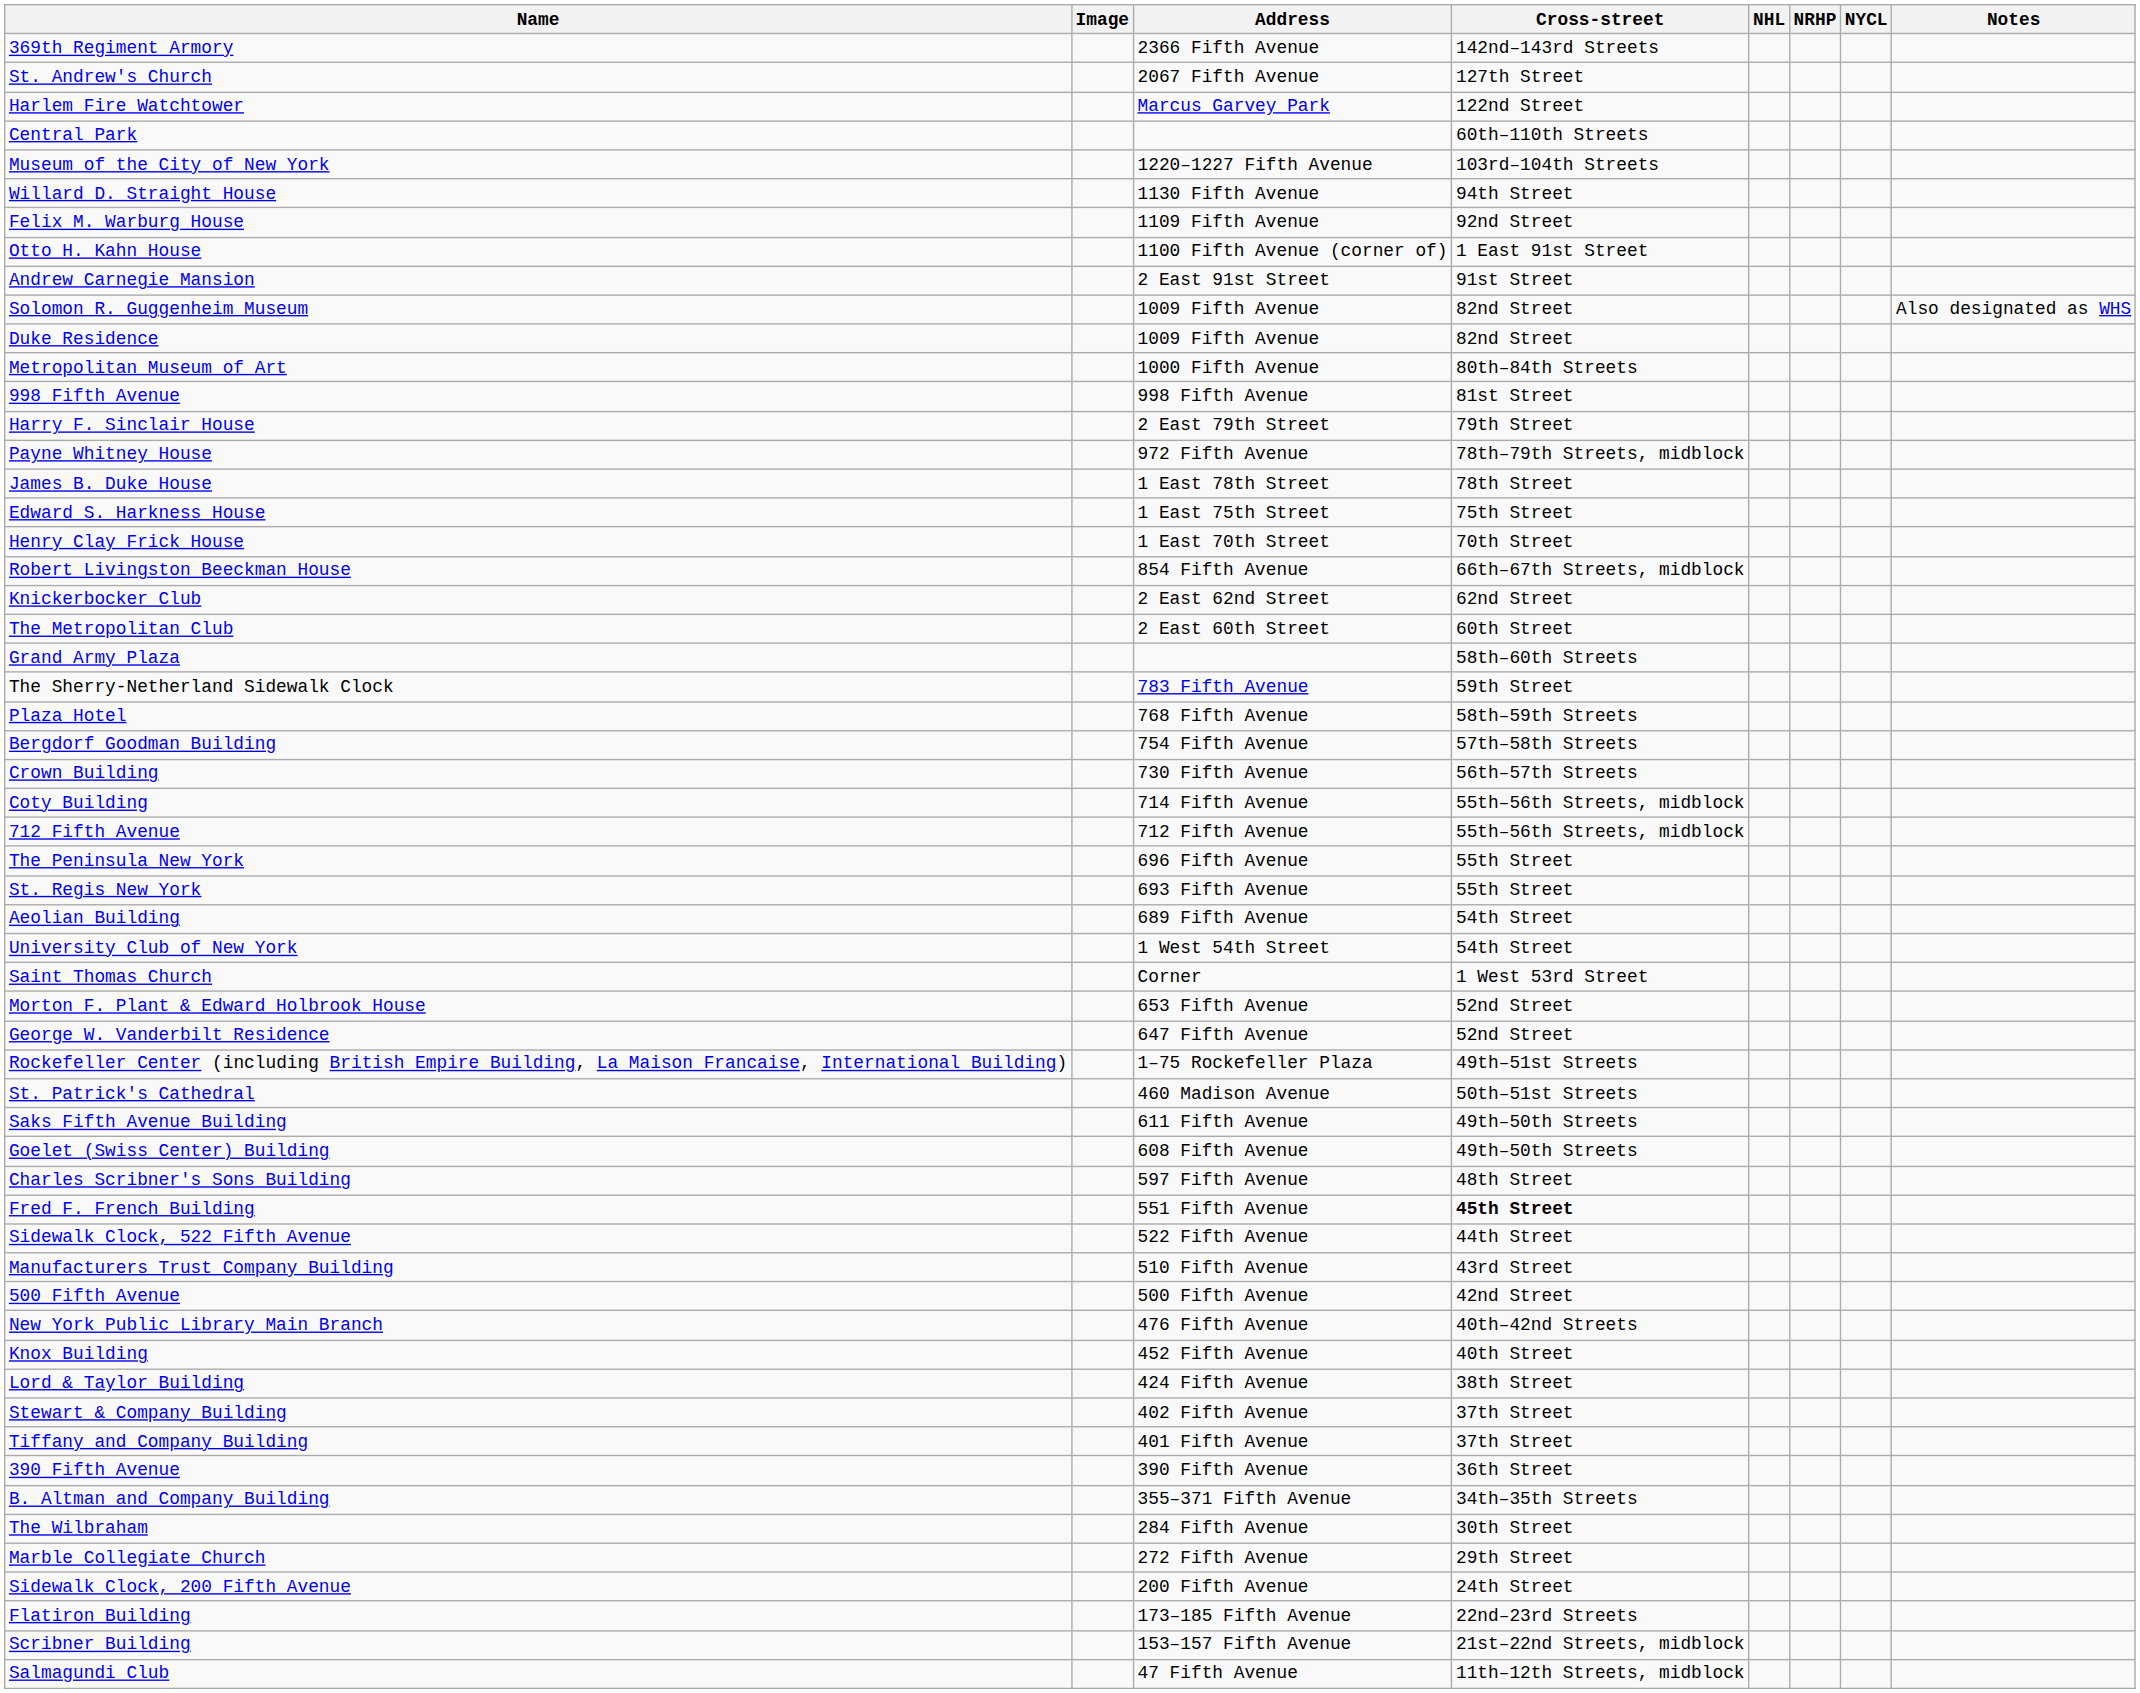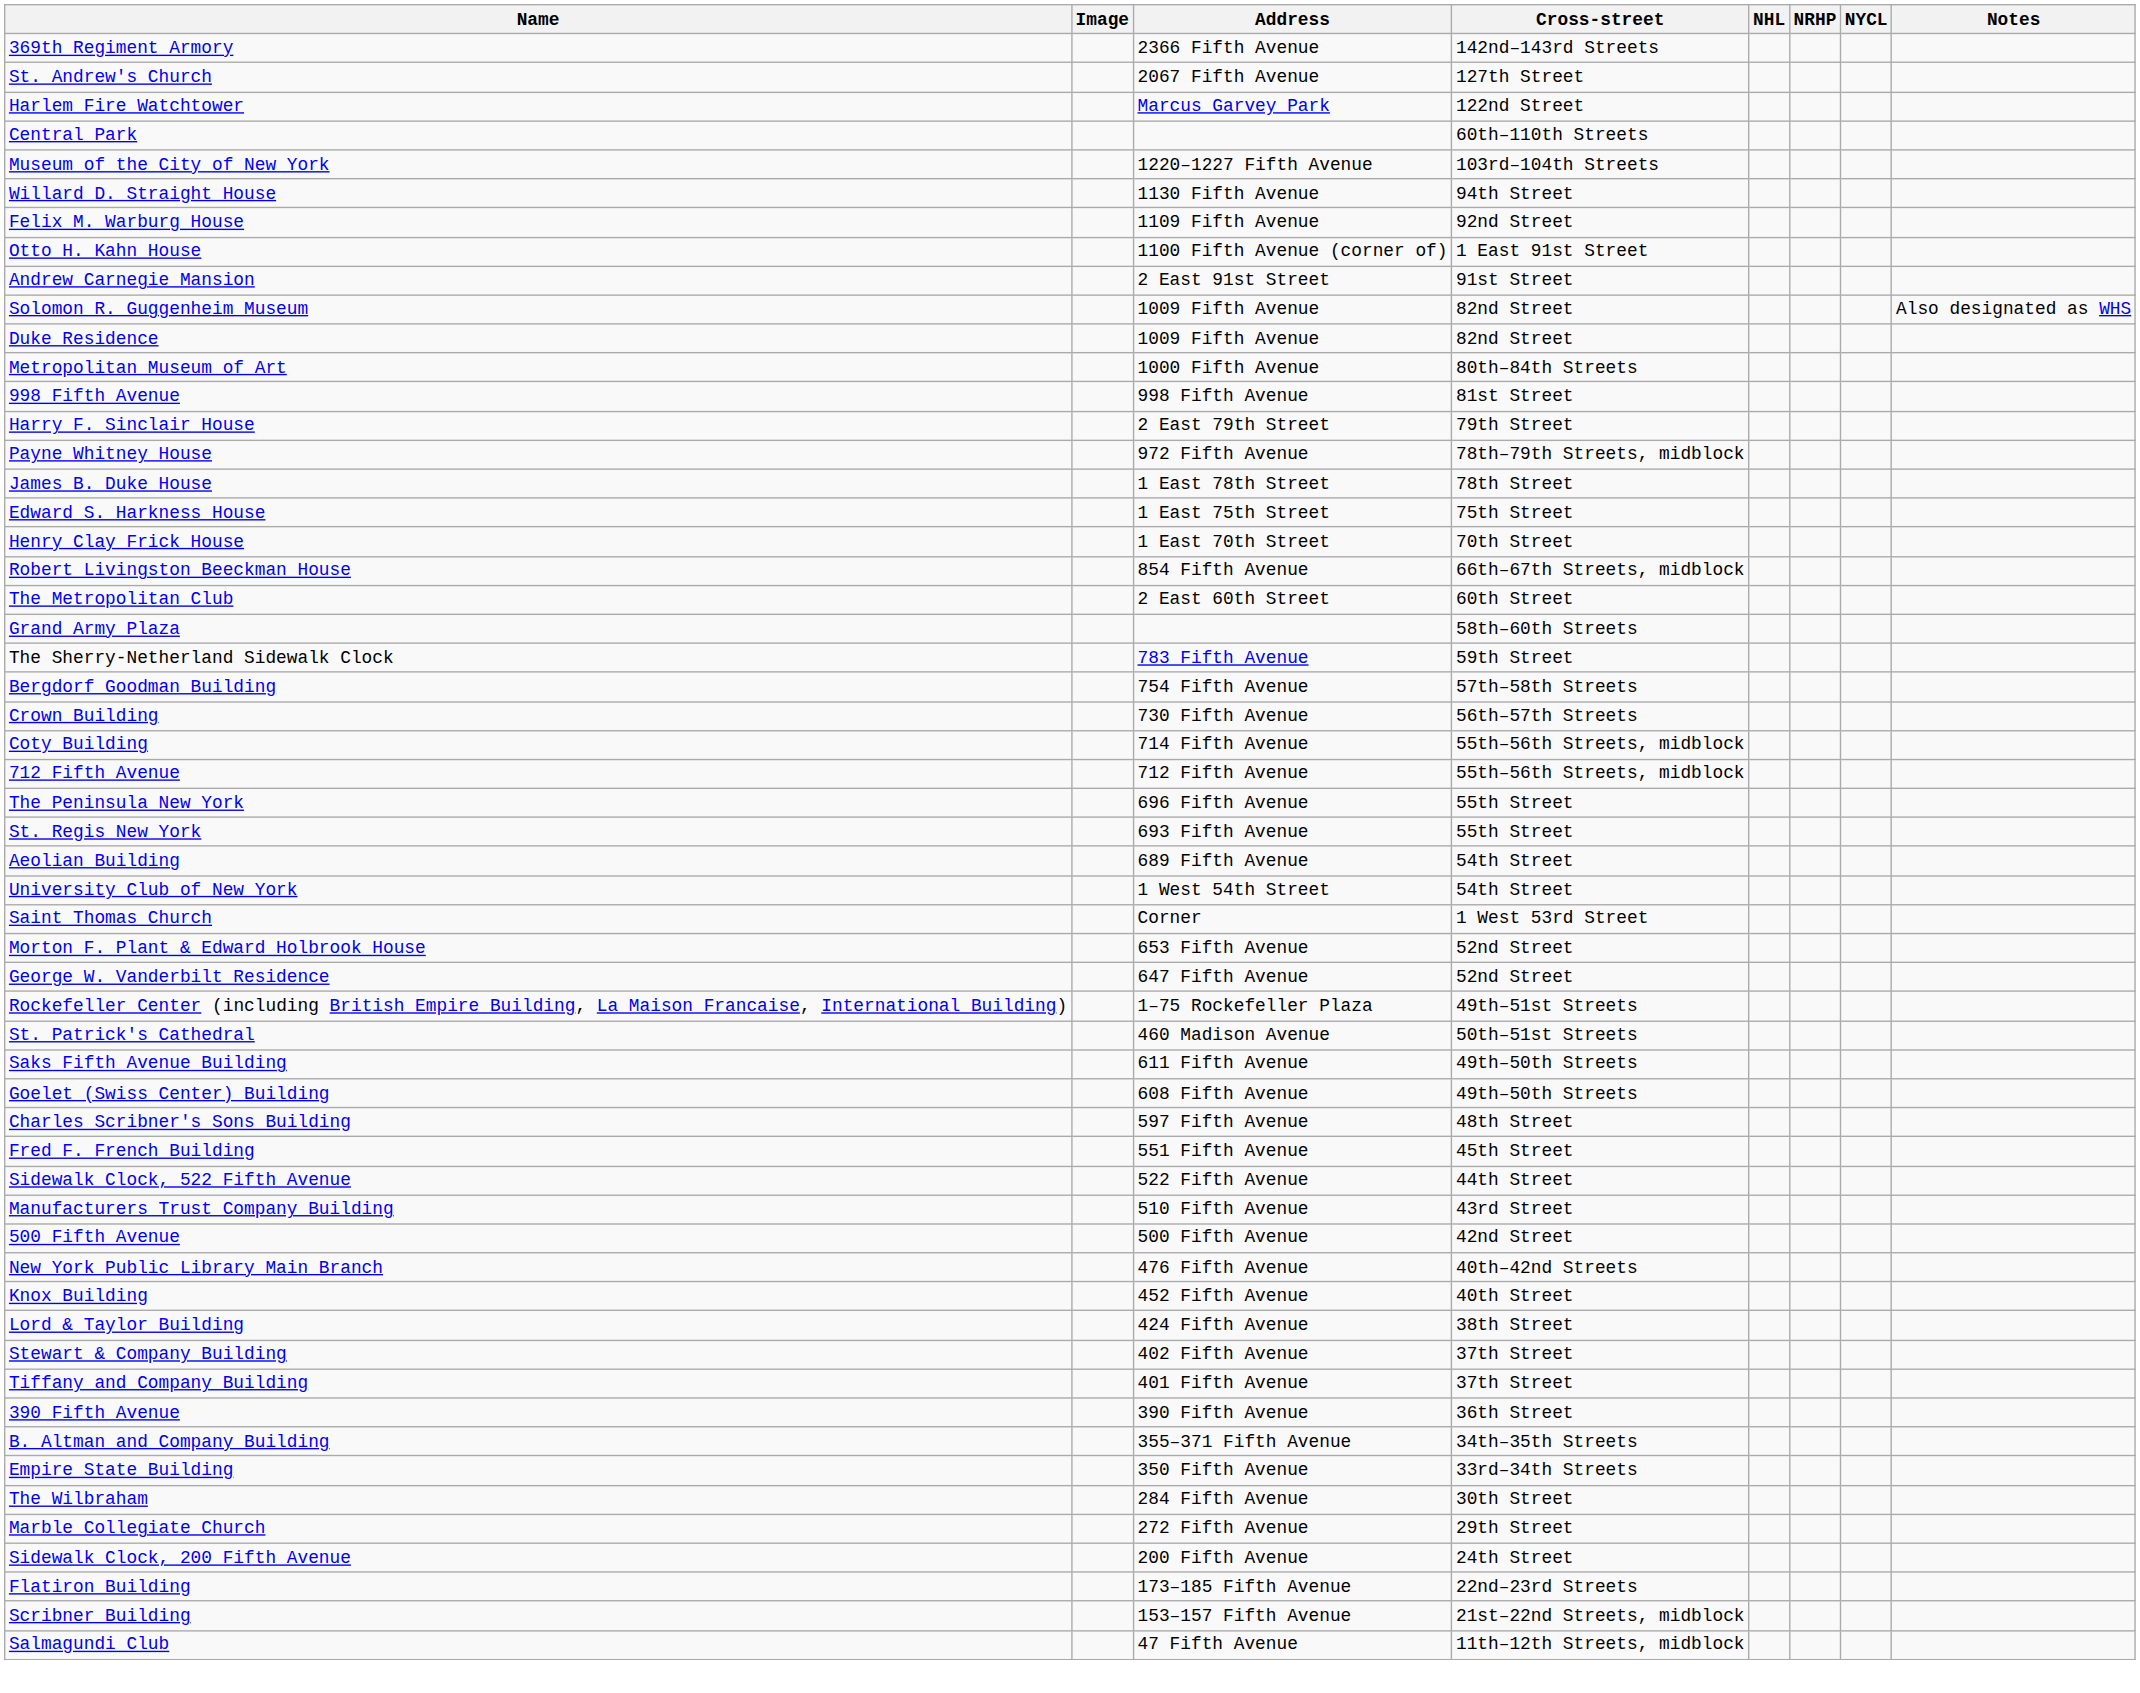- row: (105, 600)
- row: (68, 716)
(1515, 1209) bold -> (1515, 1151) normal
+ row: (121, 1471)
